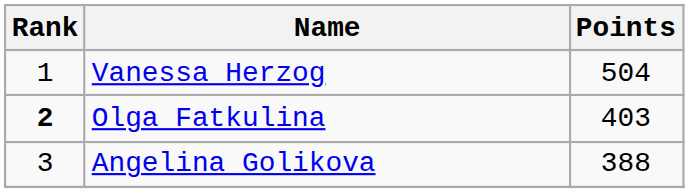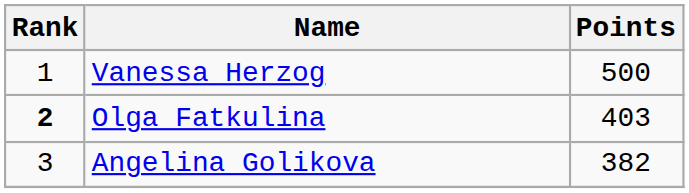(626, 73) 504 -> (626, 73) 500
(626, 164) 388 -> (626, 164) 382
